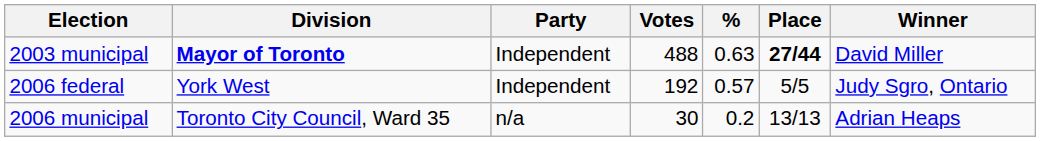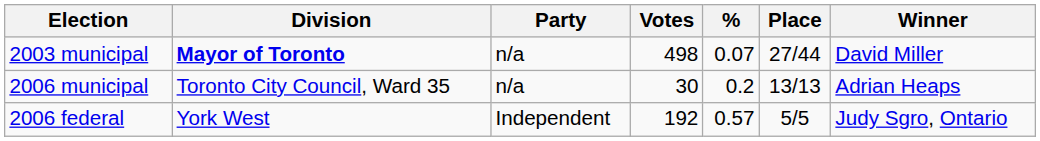(553, 53) Independent -> (510, 53) n/a
(681, 53) 488 -> (681, 53) 498
(734, 53) 0.63 -> (734, 53) 0.07
(795, 53) bold -> (795, 53) normal
rows swapped: (67, 86) <-> (79, 119)
